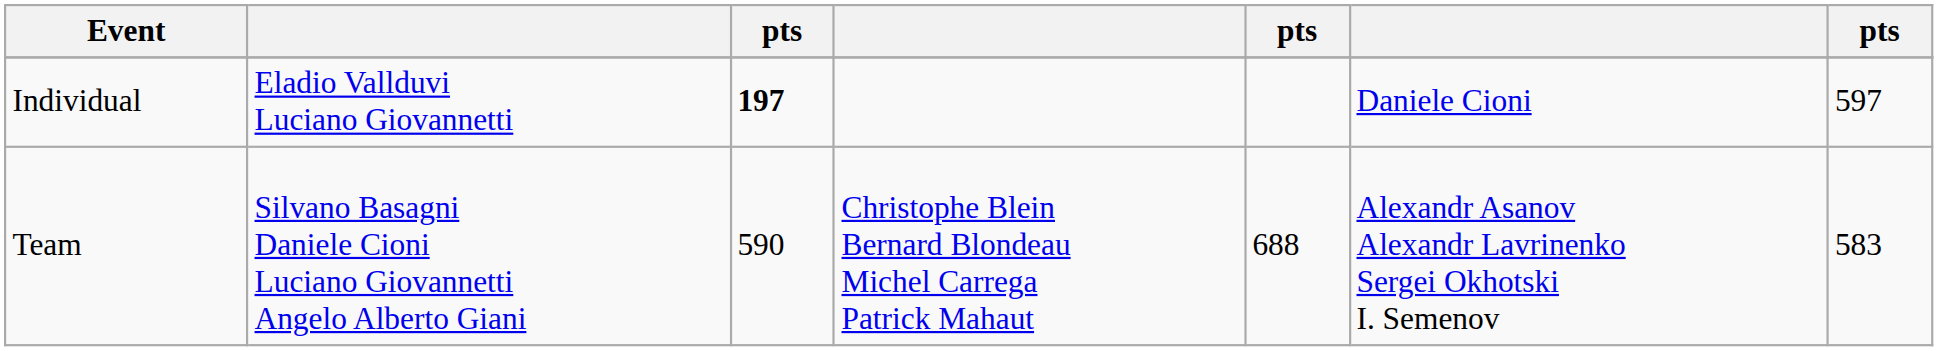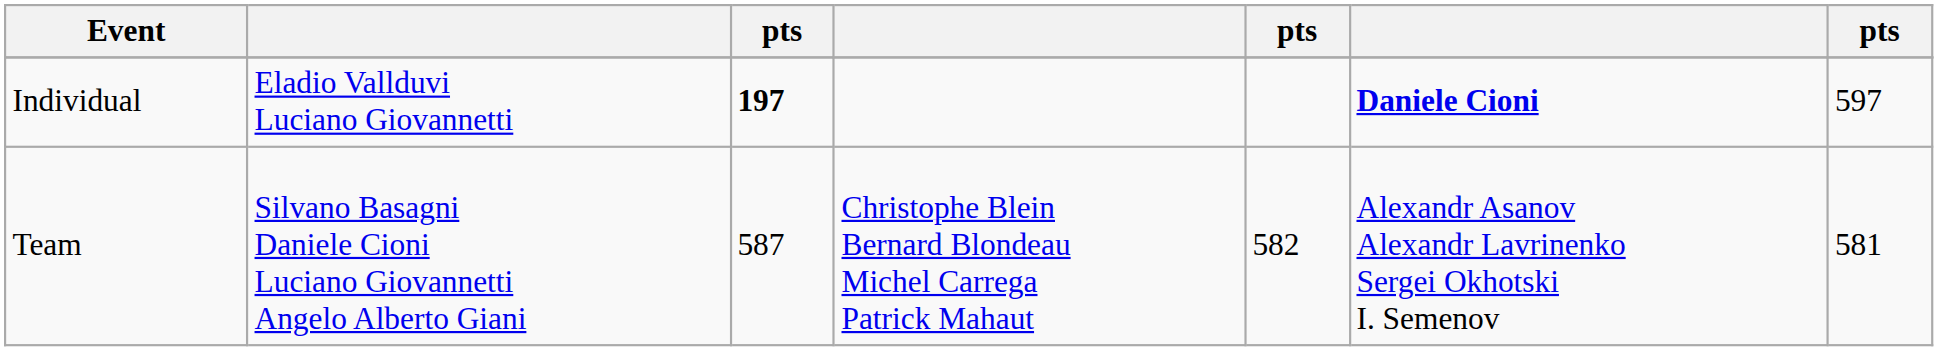(1444, 101) normal -> (1448, 101) bold
(761, 245) 590 -> (761, 245) 587
(1276, 245) 688 -> (1276, 245) 582
(1858, 245) 583 -> (1858, 245) 581
